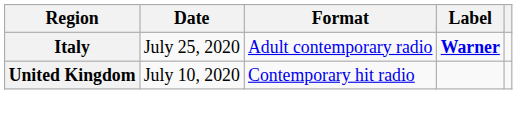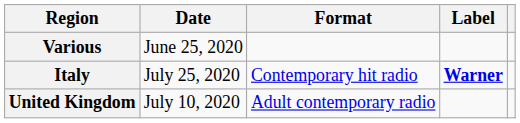+ row: (72, 46)
(340, 46) Adult contemporary radio -> (334, 74) Contemporary hit radio
(331, 74) Contemporary hit radio -> (343, 103) Adult contemporary radio
